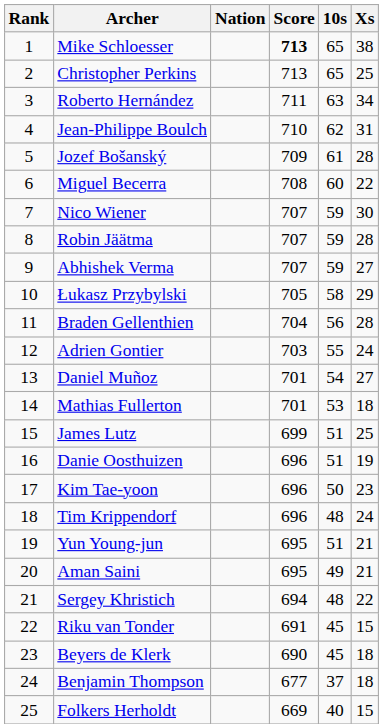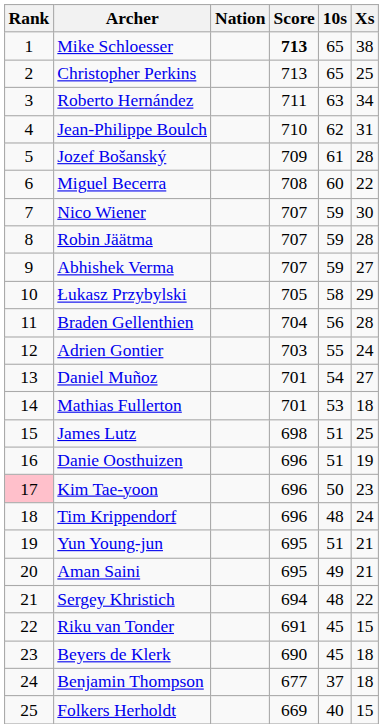(294, 433) 699 -> (294, 433) 698
(29, 488) no background -> (29, 488) pink background
